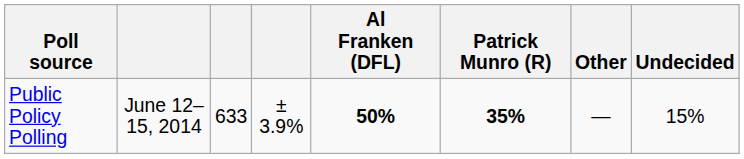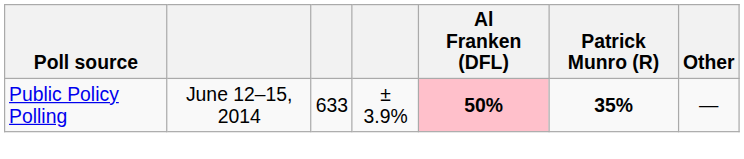- column: (685, 63)
(376, 115) no background -> (484, 105) pink background
